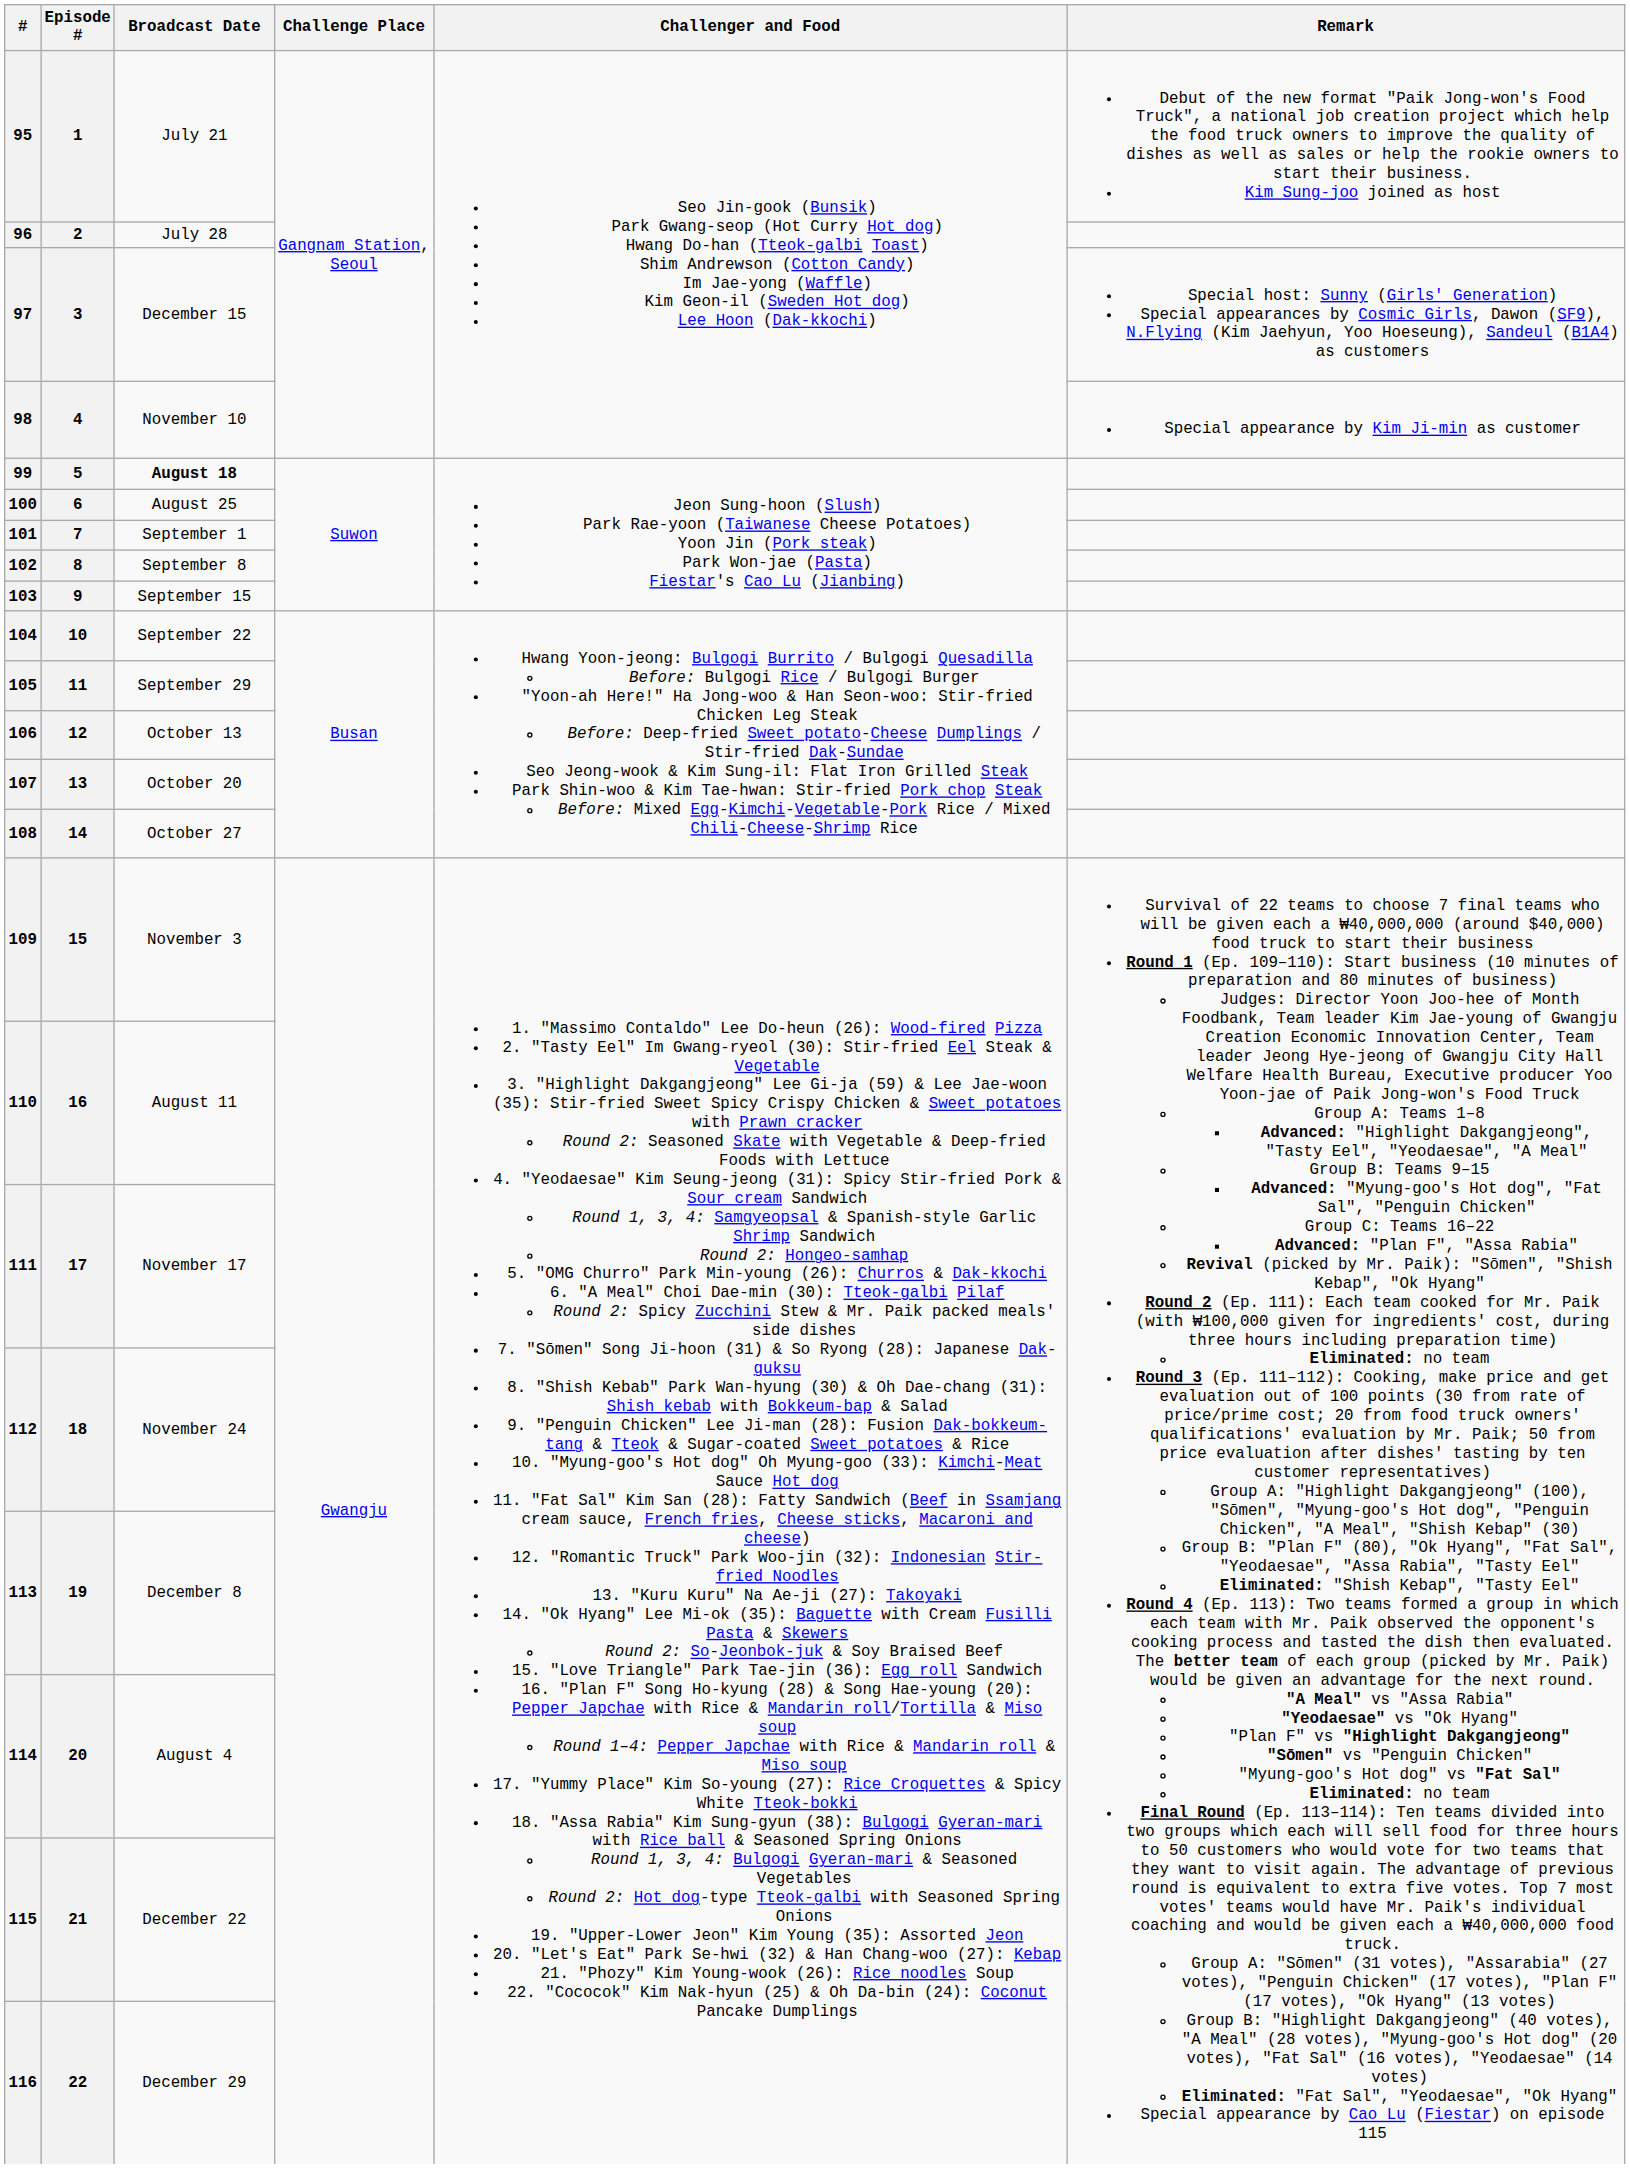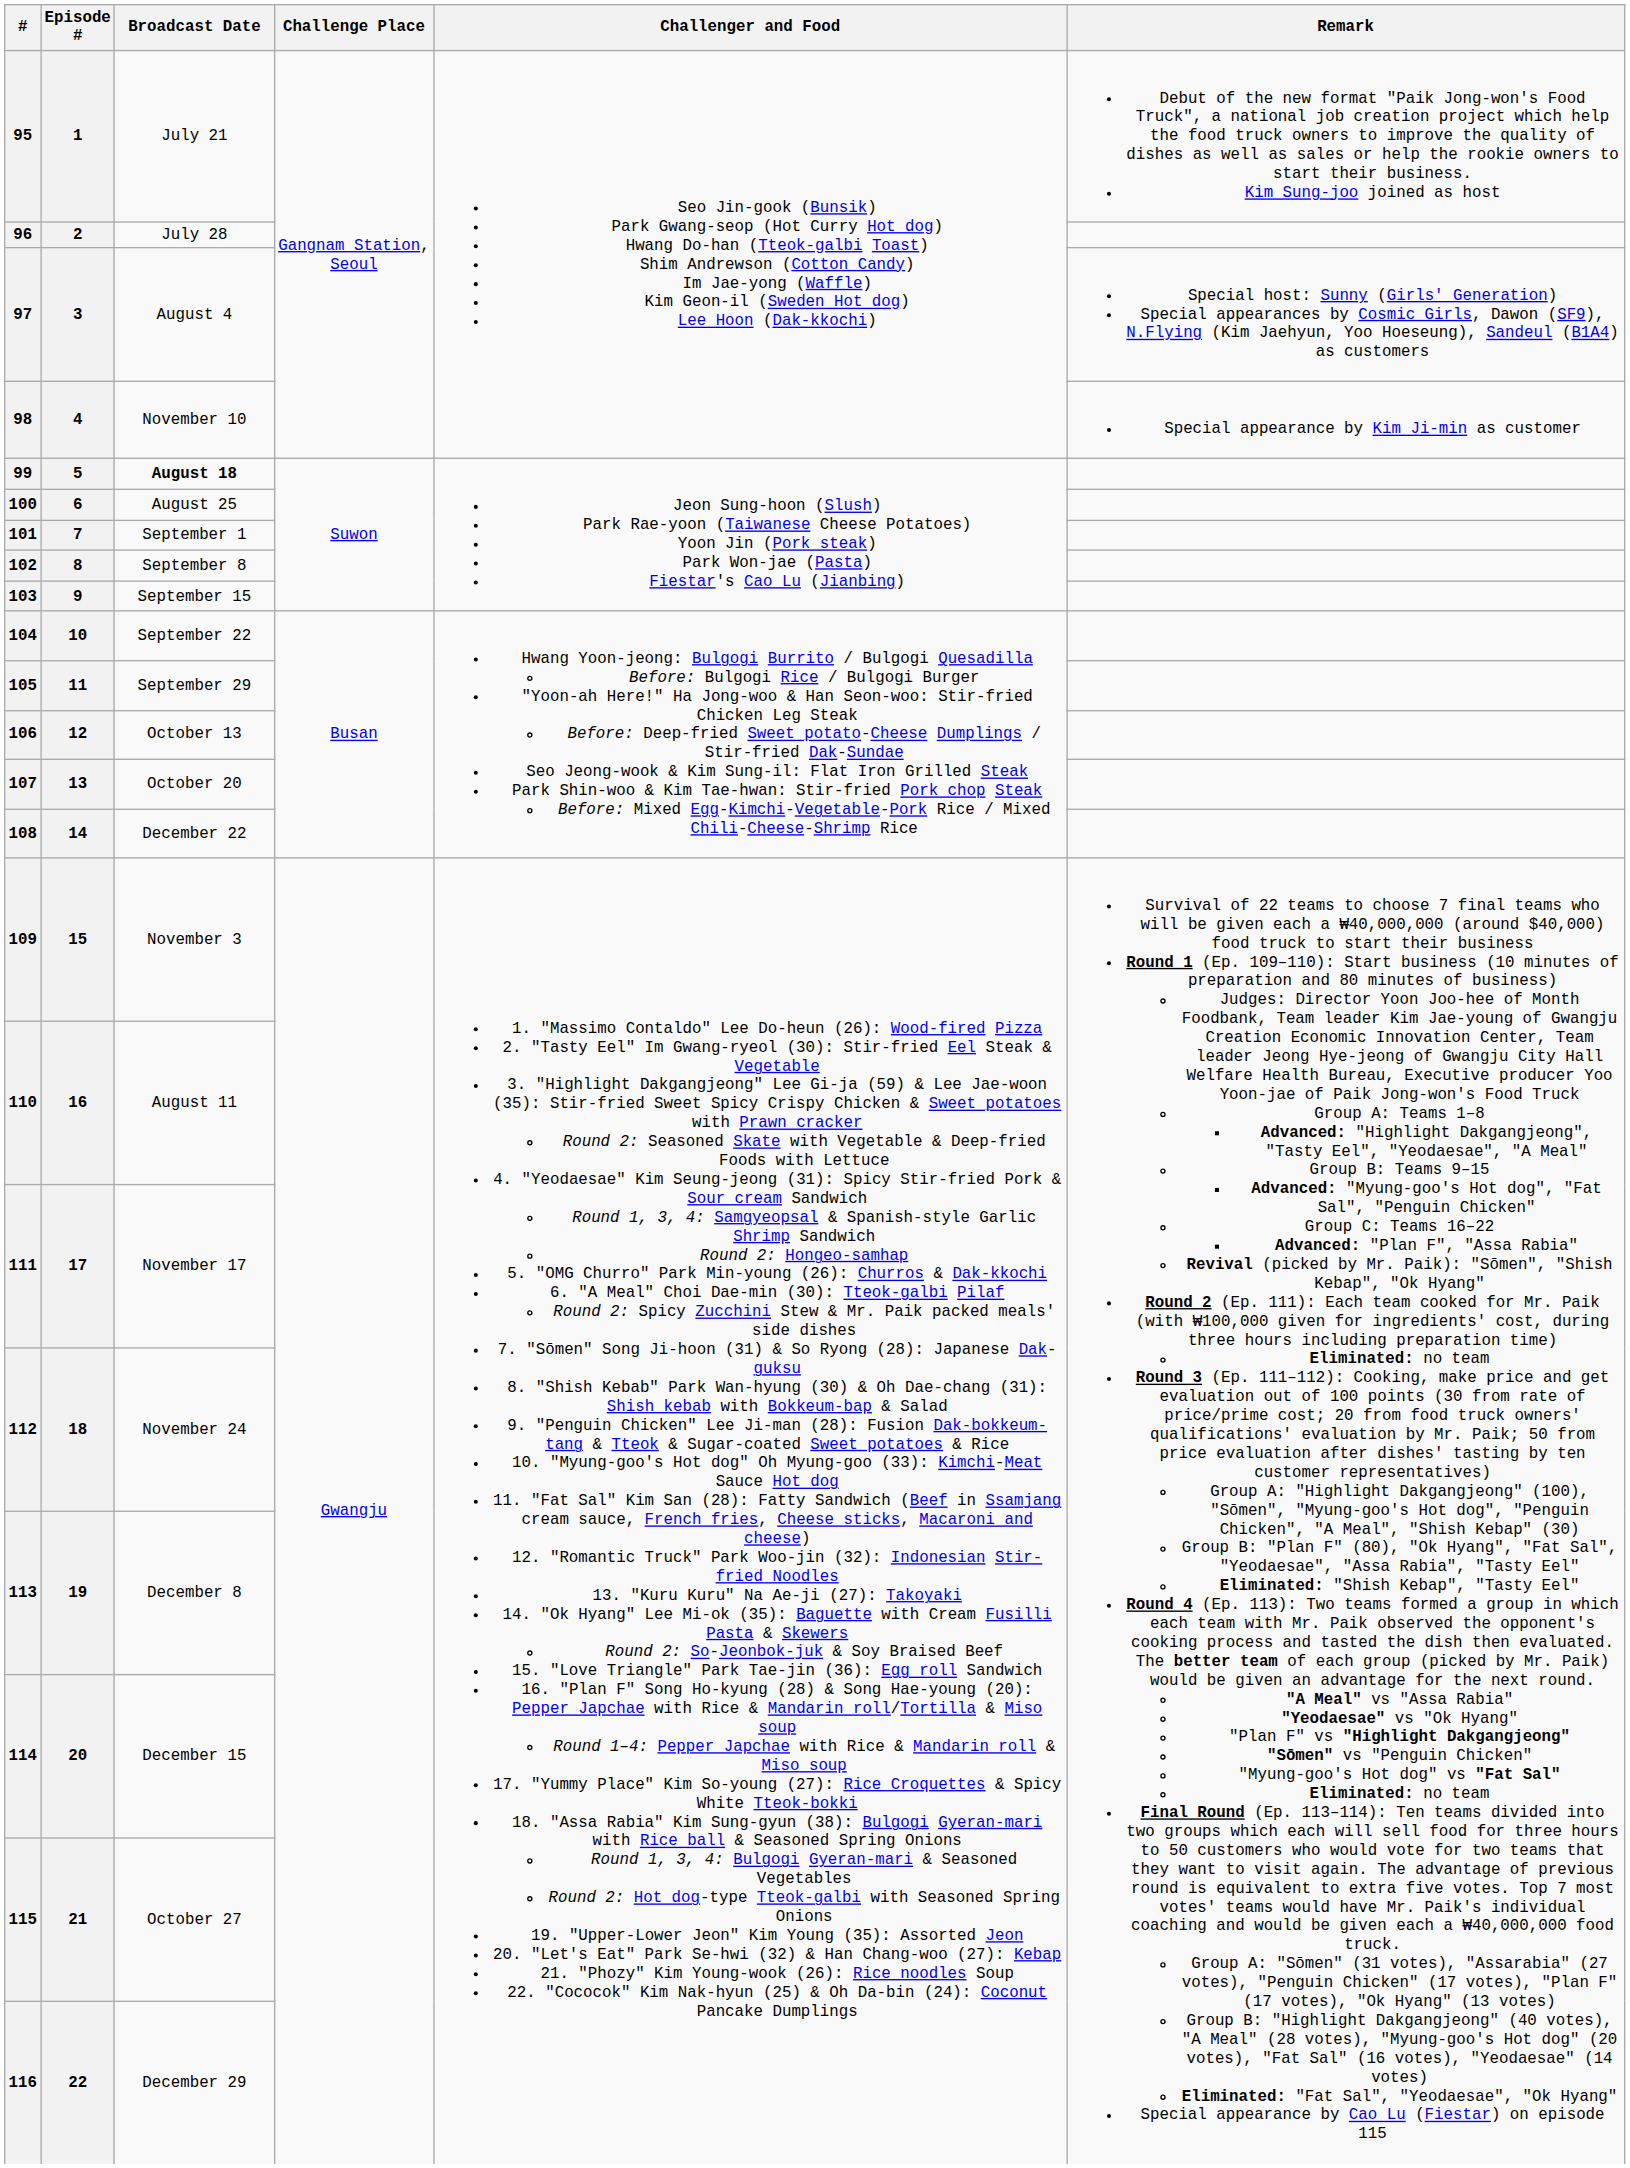(194, 315) December 15 -> (194, 315) August 4
(194, 833) October 27 -> (194, 833) December 22
(194, 1756) August 4 -> (194, 1756) December 15
(194, 1919) December 22 -> (194, 1919) October 27
